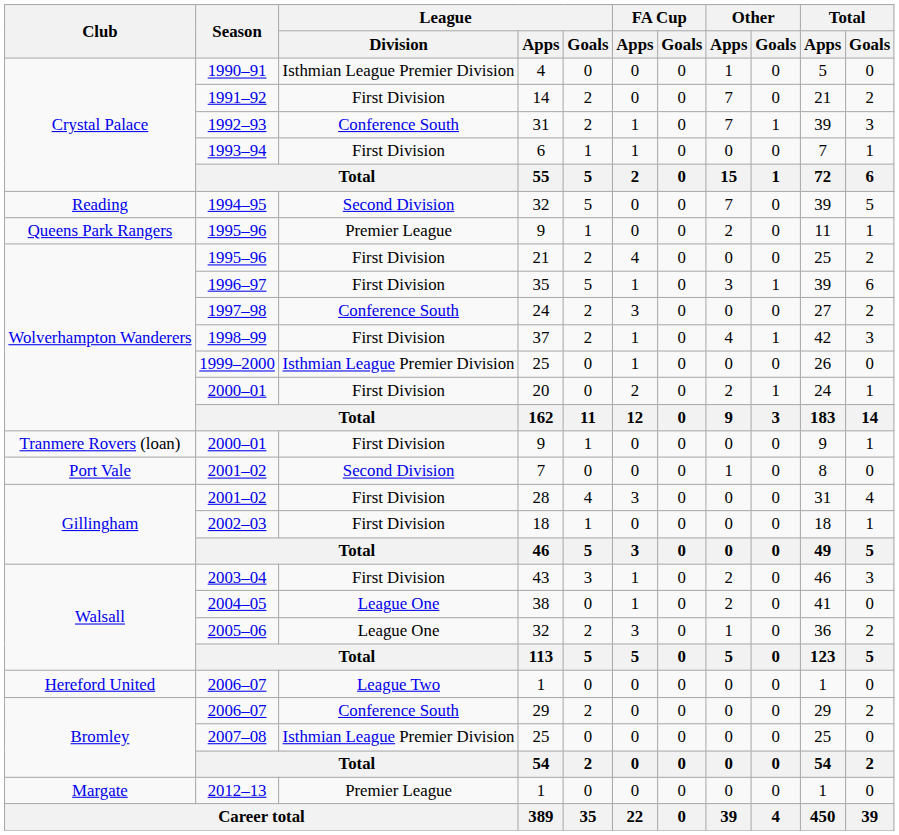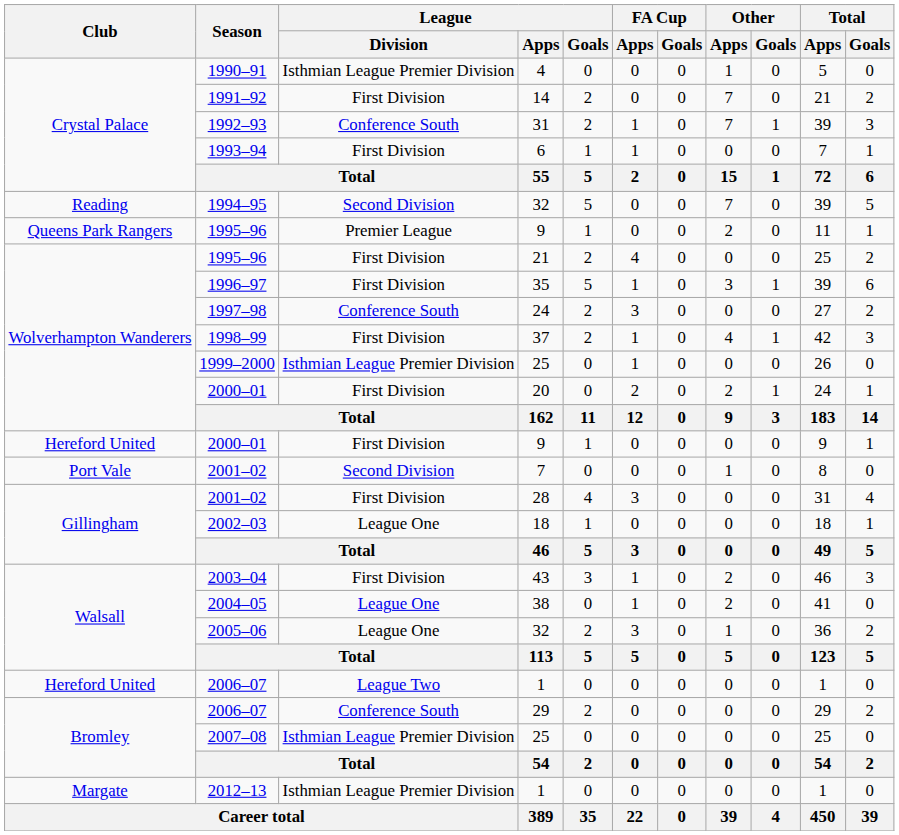(100, 444) Tranmere Rovers (loan) -> (100, 444) Hereford United
(399, 524) First Division -> (399, 524) League One
(399, 790) Premier League -> (399, 790) Isthmian League Premier Division
